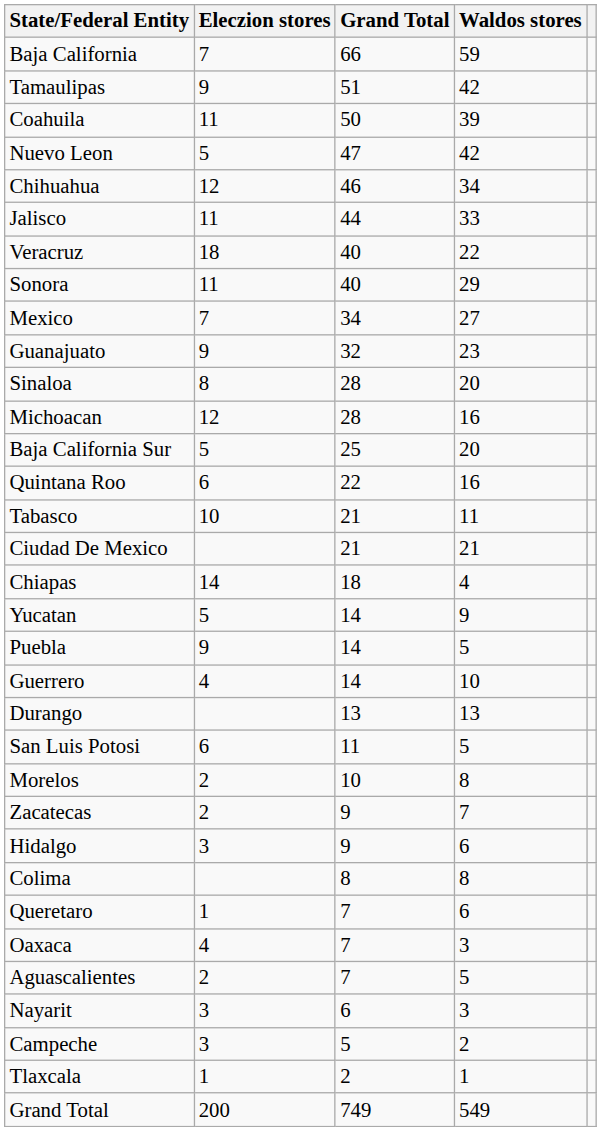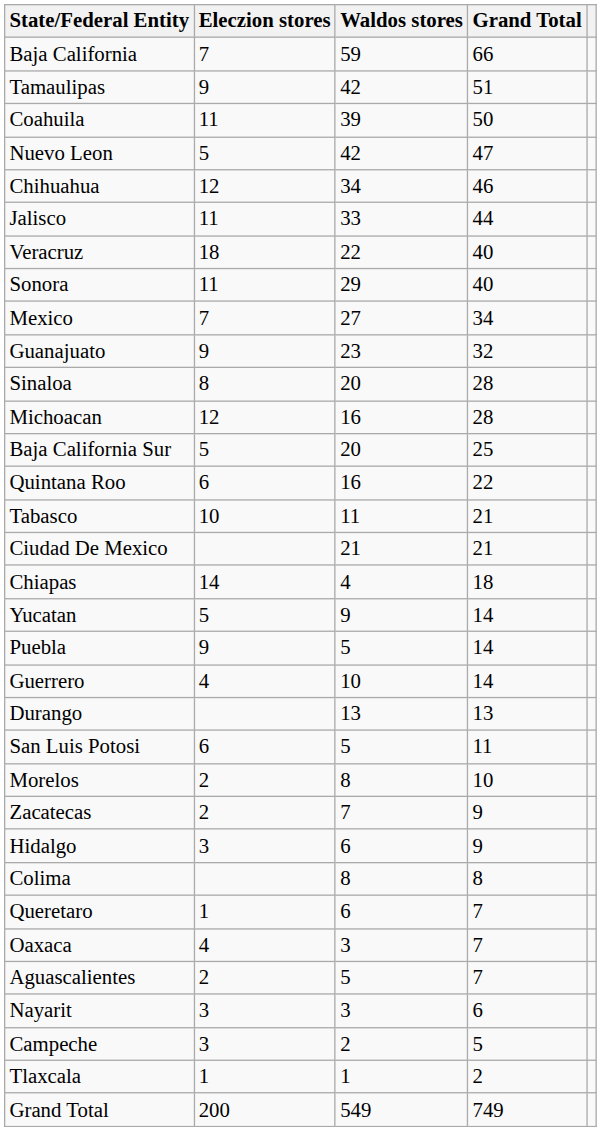columns swapped: (520, 20) <-> (395, 20)
